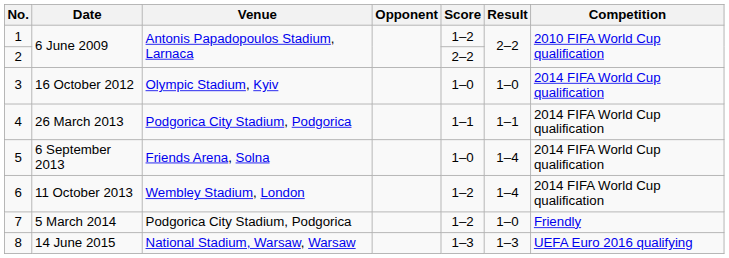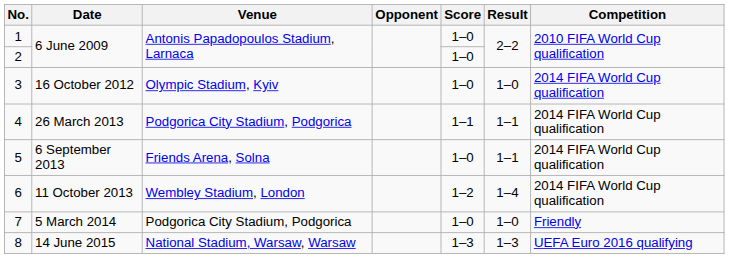(463, 36) 1–2 -> (463, 36) 1–0
(463, 57) 2–2 -> (463, 57) 1–0
(507, 157) 1–4 -> (507, 157) 1–1
(463, 222) 1–2 -> (463, 222) 1–0
